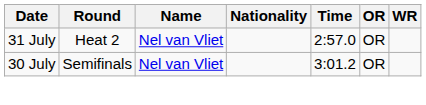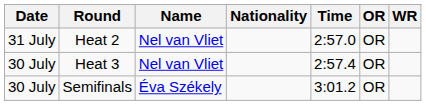+ row: (97, 64)
(181, 64) Nel van Vliet -> (180, 87) Éva Székely
